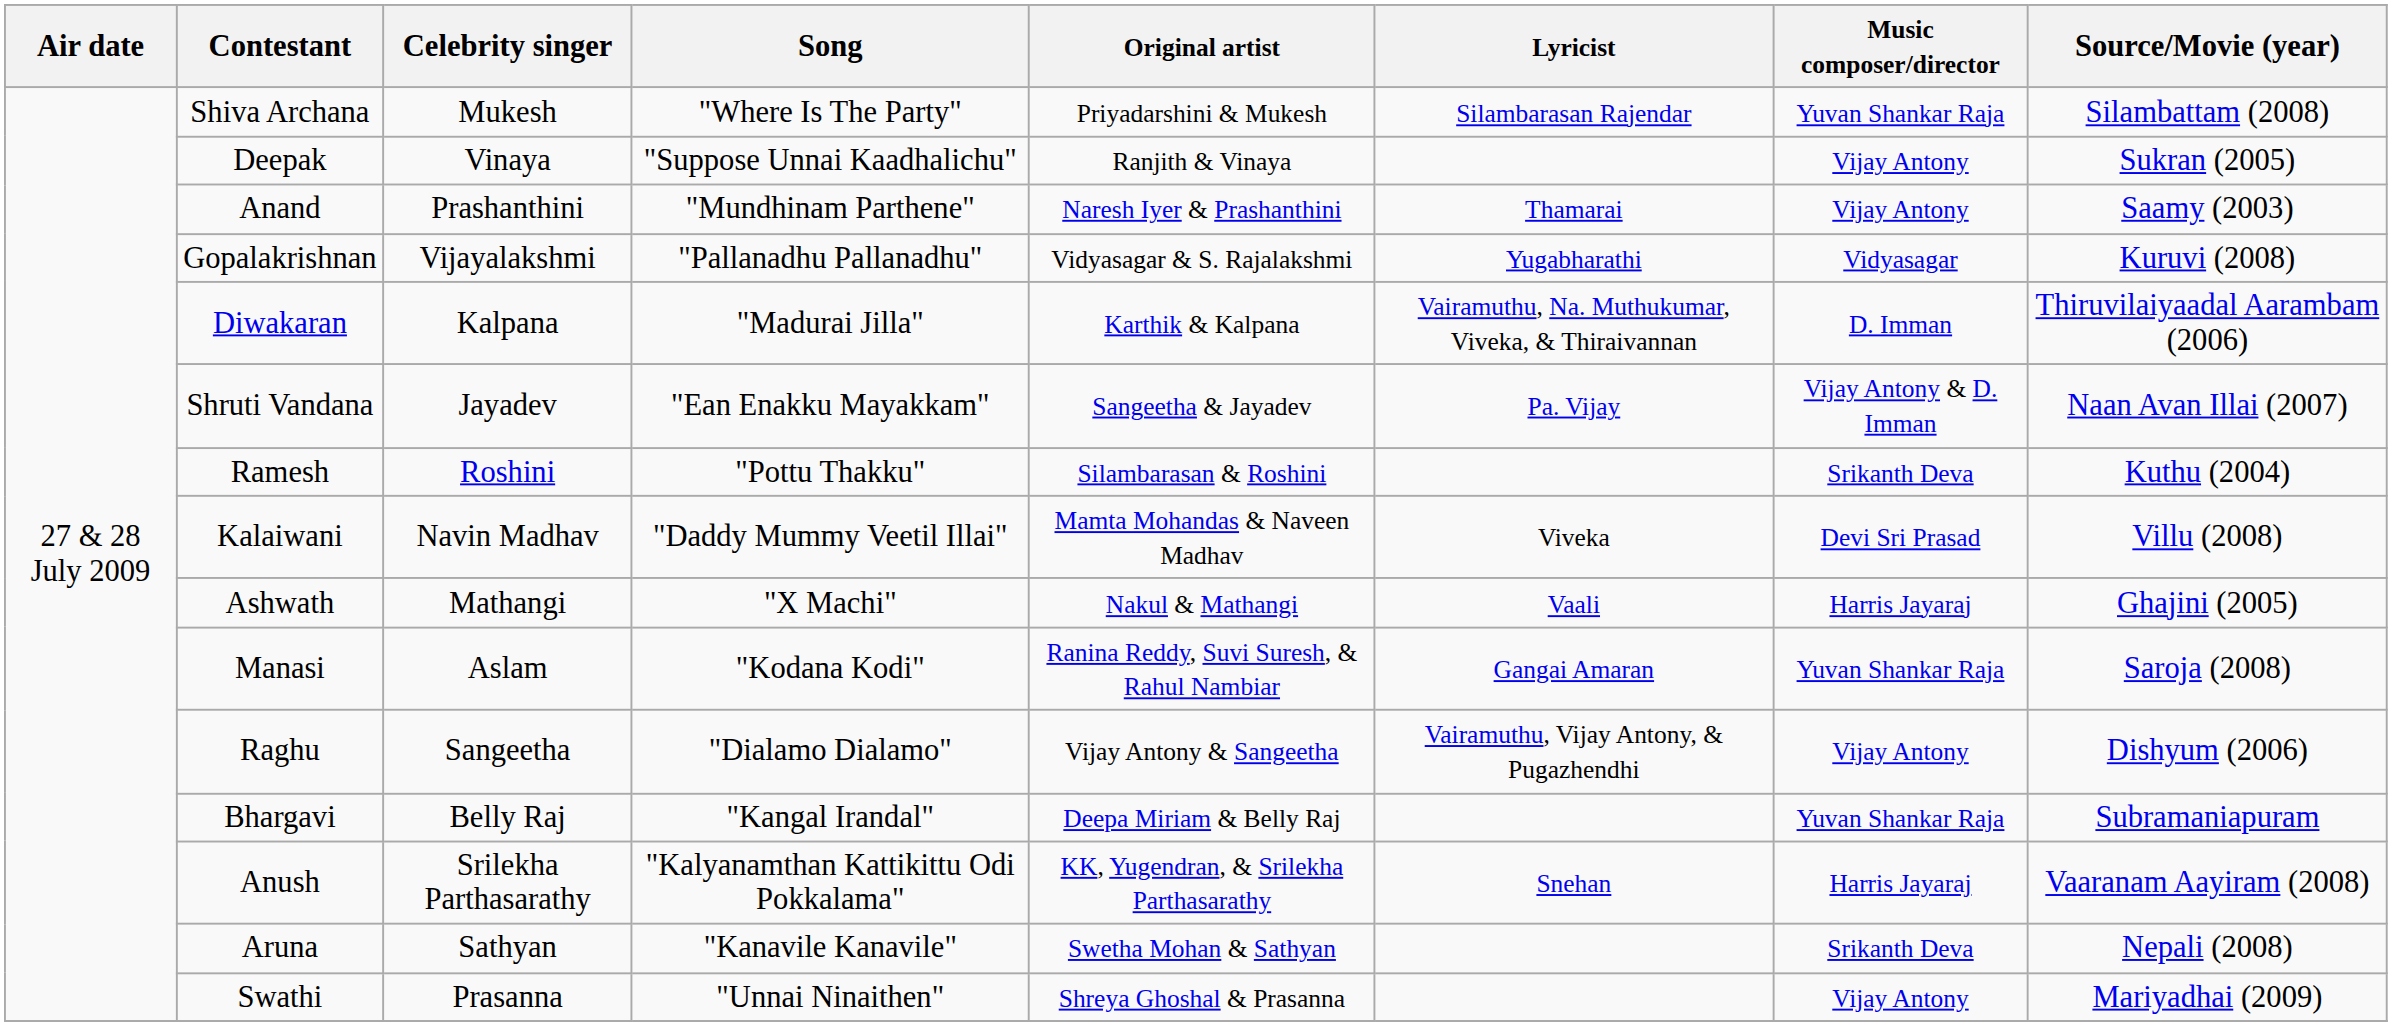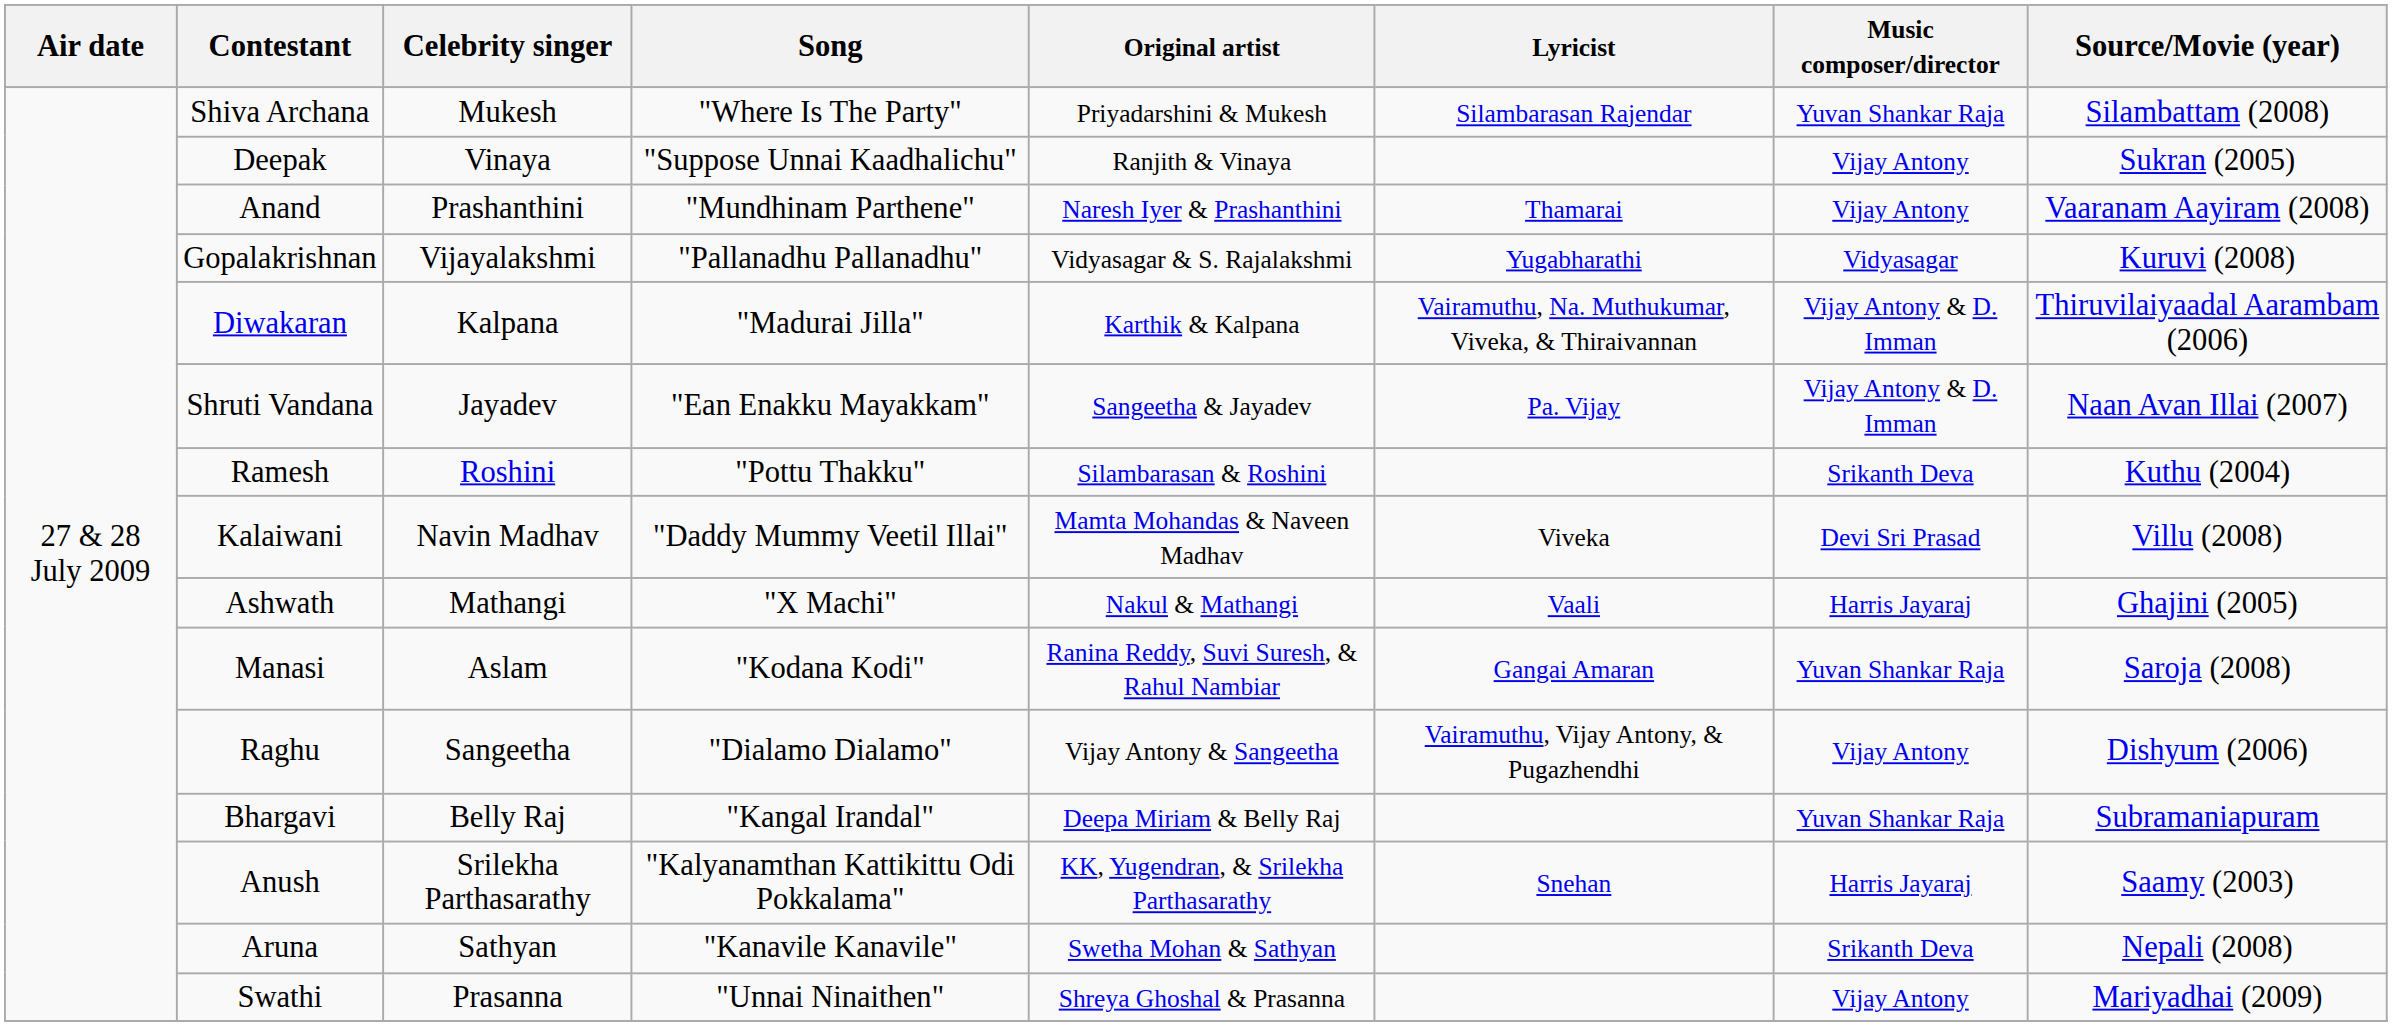(2207, 208) Saamy (2003) -> (2207, 208) Vaaranam Aayiram (2008)
(1900, 324) D. Imman -> (1900, 324) Vijay Antony & D. Imman
(2207, 882) Vaaranam Aayiram (2008) -> (2207, 882) Saamy (2003)
